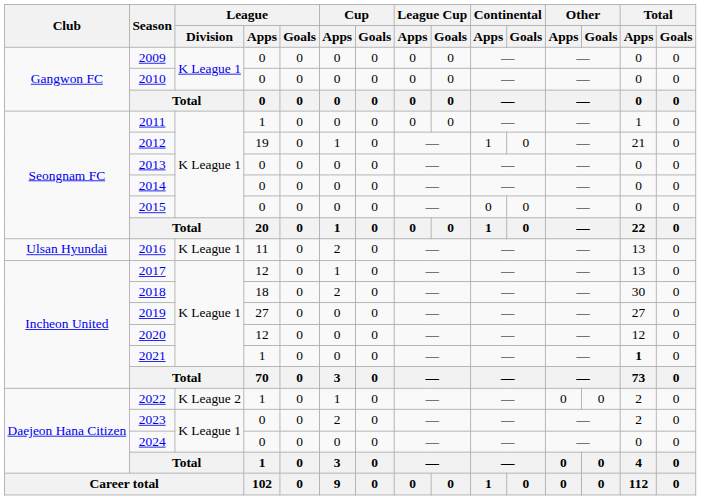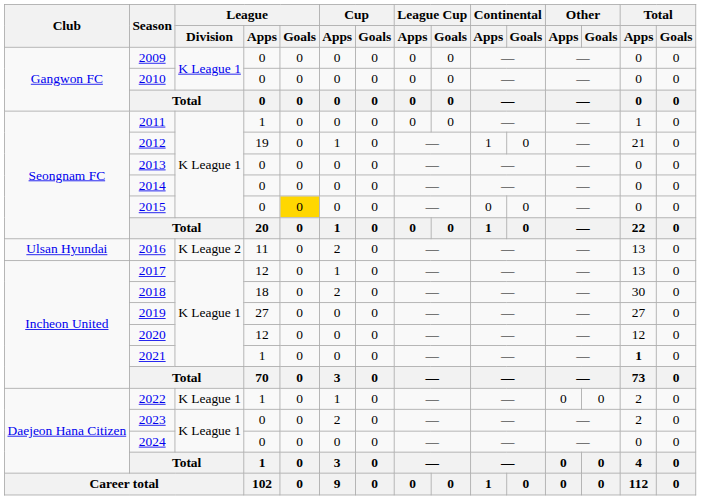(300, 206) no background -> (300, 206) gold background
(210, 249) K League 1 -> (210, 249) K League 2
(210, 398) K League 2 -> (210, 398) K League 1
